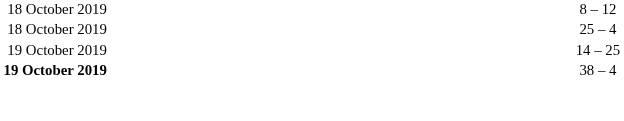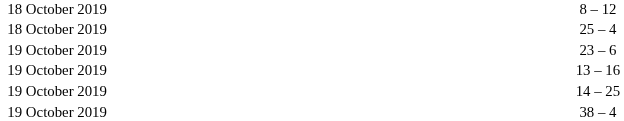+ row: (598, 50)
+ row: (598, 70)
(55, 70) bold -> (57, 111) normal
